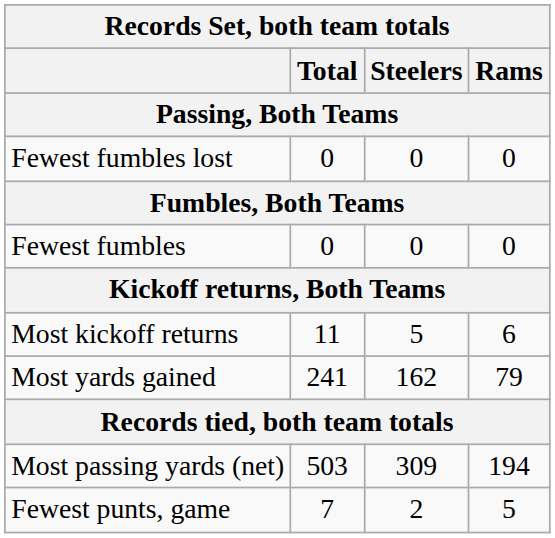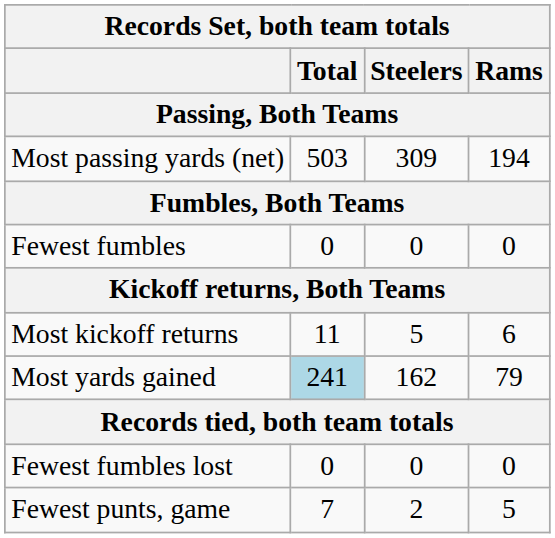rows swapped: (148, 465) <-> (122, 158)
(327, 377) no background -> (327, 377) lightblue background
